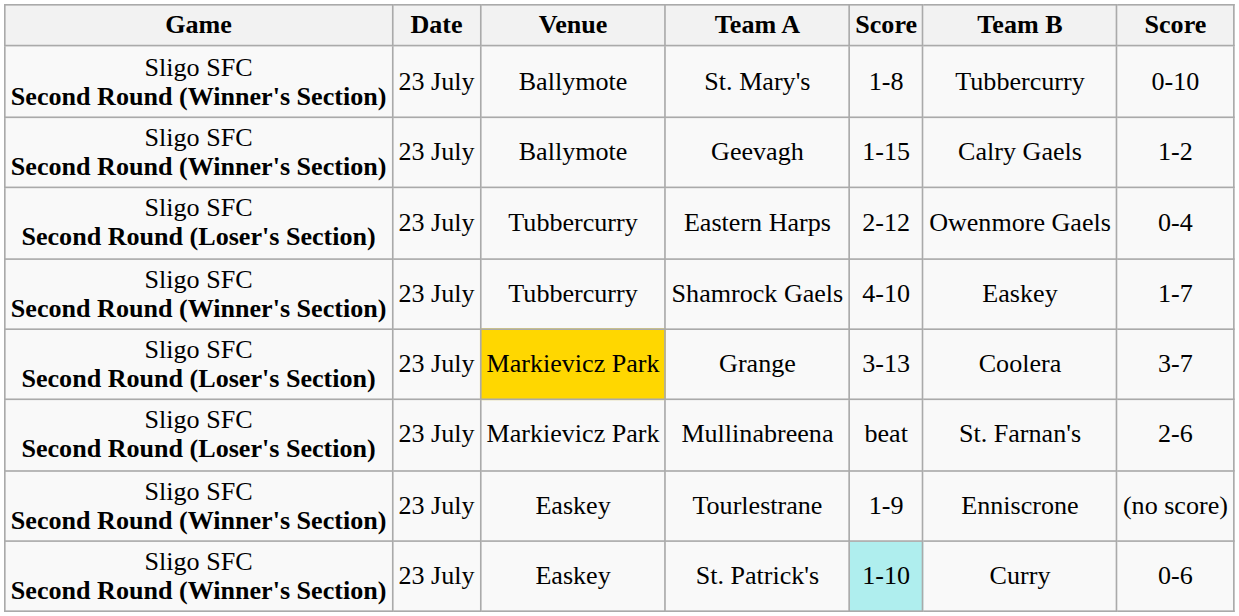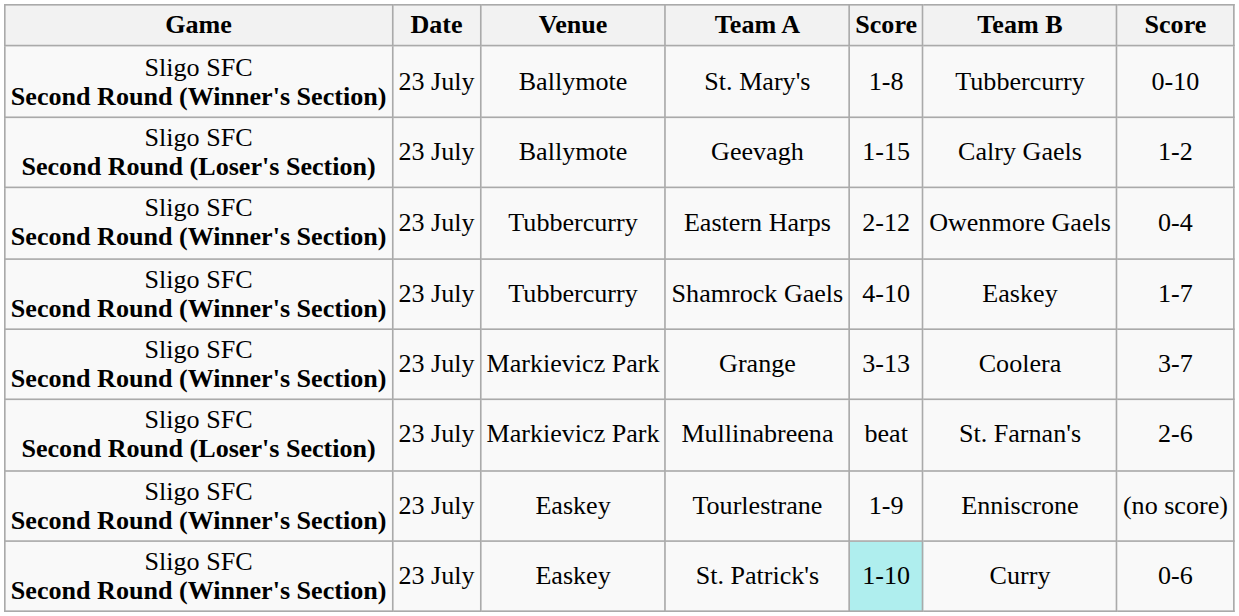(199, 151) Sligo SFC Second Round (Winner's Section) -> (199, 151) Sligo SFC Second Round (Loser's Section)
(199, 222) Sligo SFC Second Round (Loser's Section) -> (199, 222) Sligo SFC Second Round (Winner's Section)
(199, 364) Sligo SFC Second Round (Loser's Section) -> (199, 364) Sligo SFC Second Round (Winner's Section)
(573, 364) gold background -> (573, 364) no background
